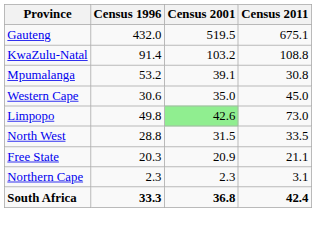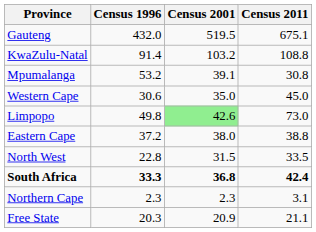+ row: (41, 136)
(150, 136) 28.8 -> (150, 156) 22.8
rows swapped: (33, 156) <-> (42, 197)
